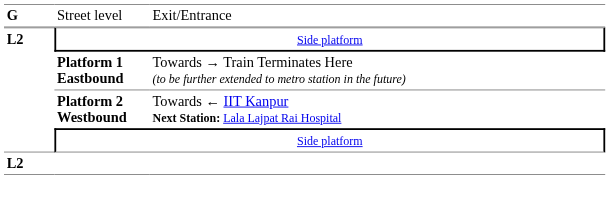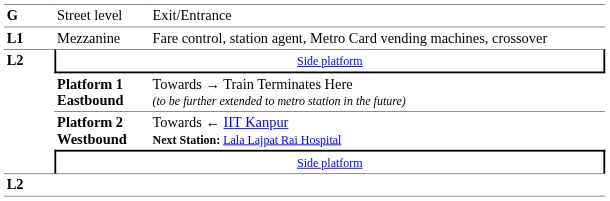+ row: (89, 38)
